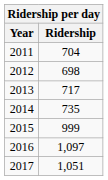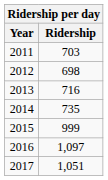(71, 52) 704 -> (71, 52) 703
(71, 90) 717 -> (71, 90) 716
